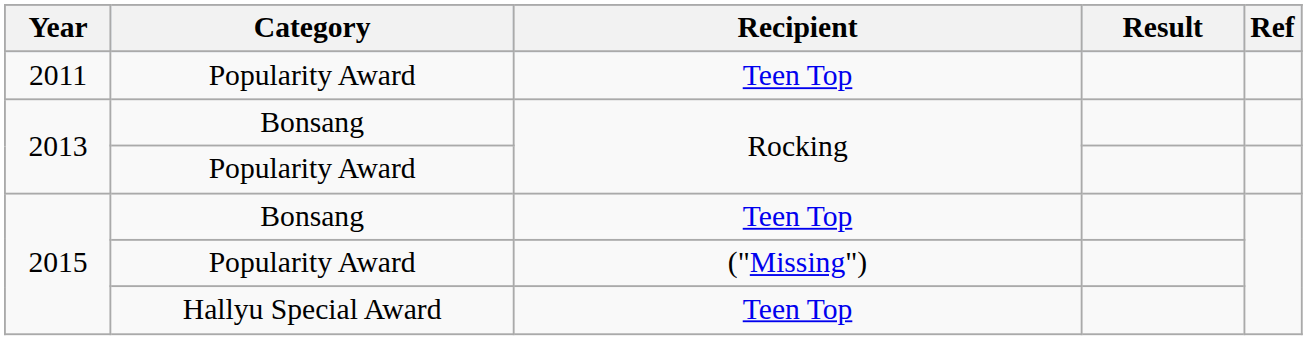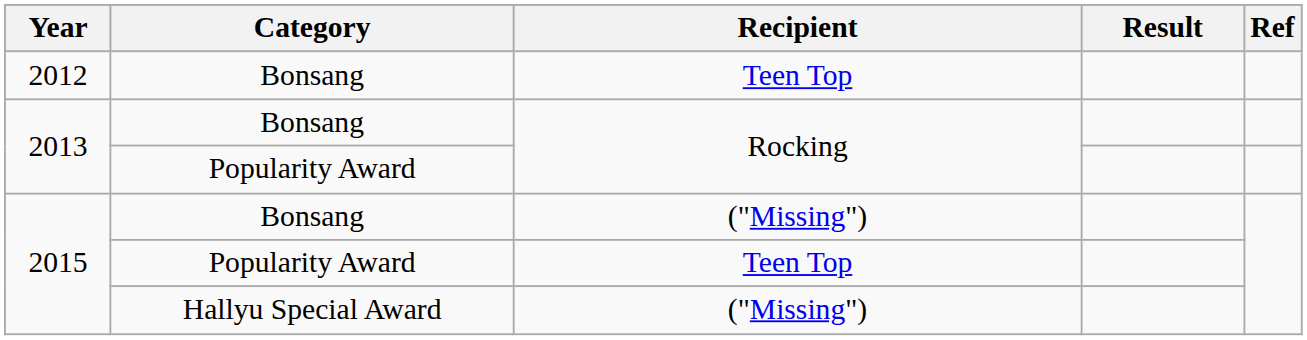- row: (58, 74)
+ row: (58, 74)
(798, 215) Teen Top -> (798, 215) ("Missing")
(798, 262) ("Missing") -> (798, 262) Teen Top
(798, 309) Teen Top -> (798, 309) ("Missing")
